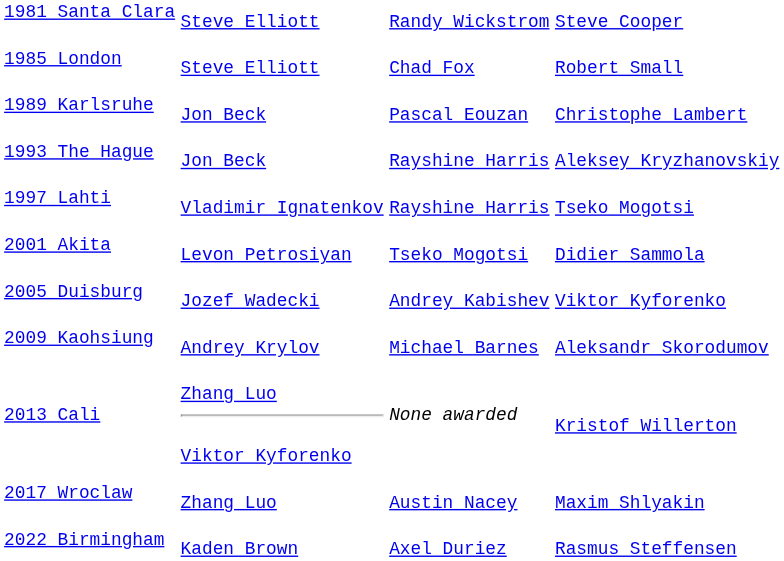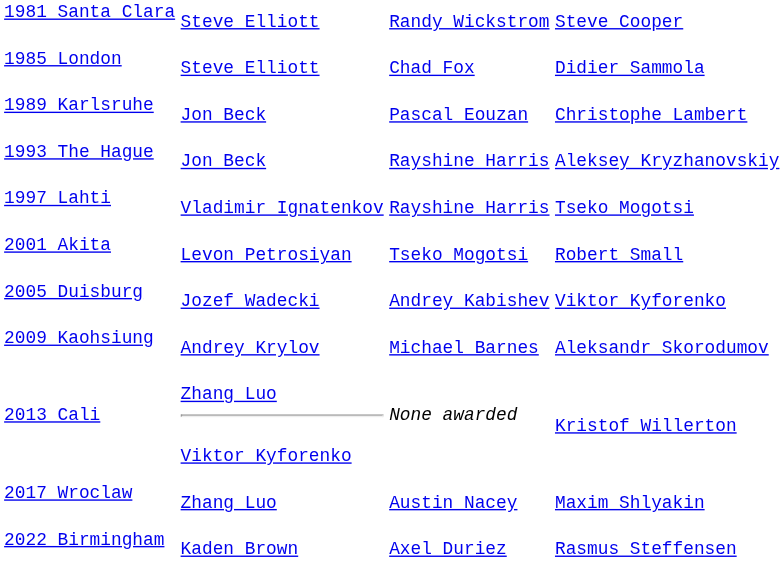(619, 69) Robert Small -> (630, 69) Didier Sammola
(630, 255) Didier Sammola -> (619, 255) Robert Small
